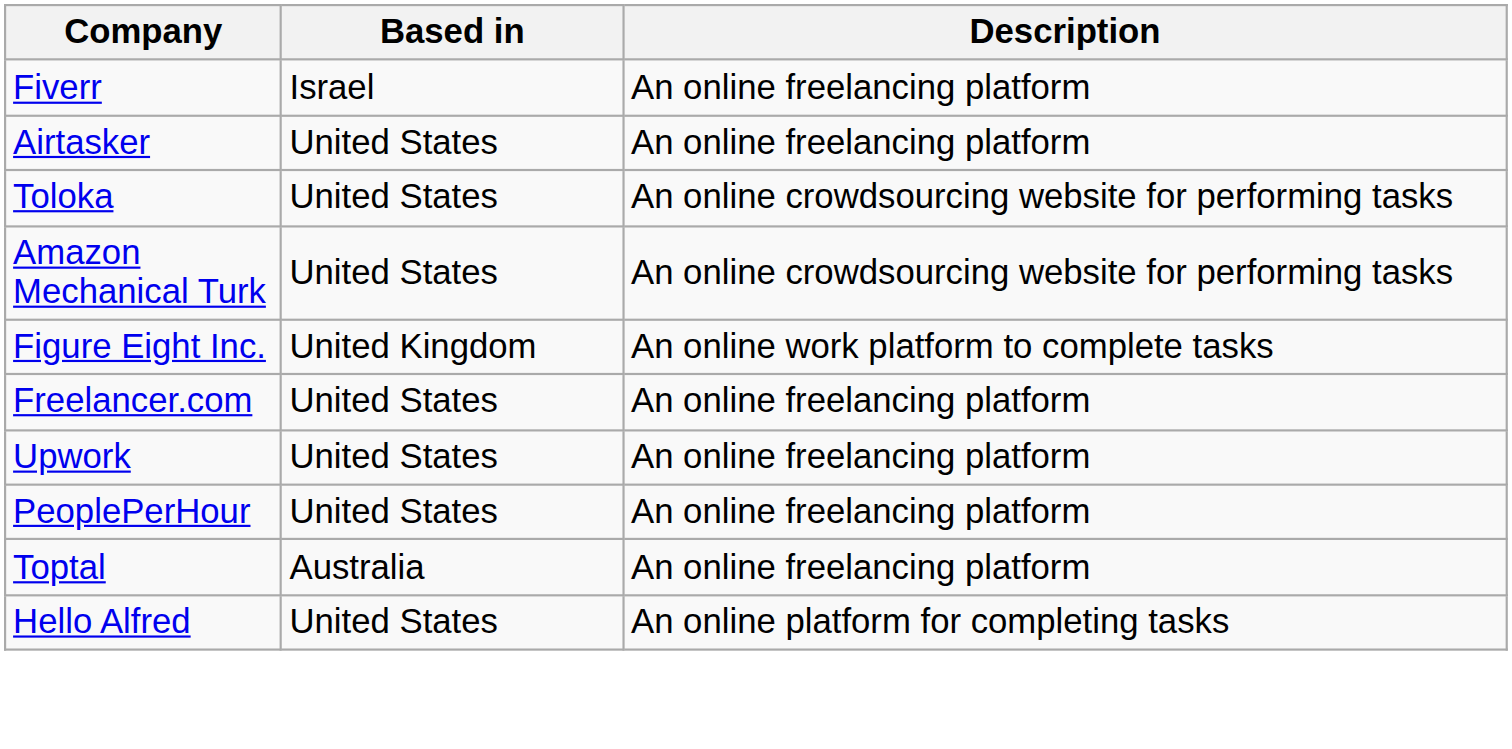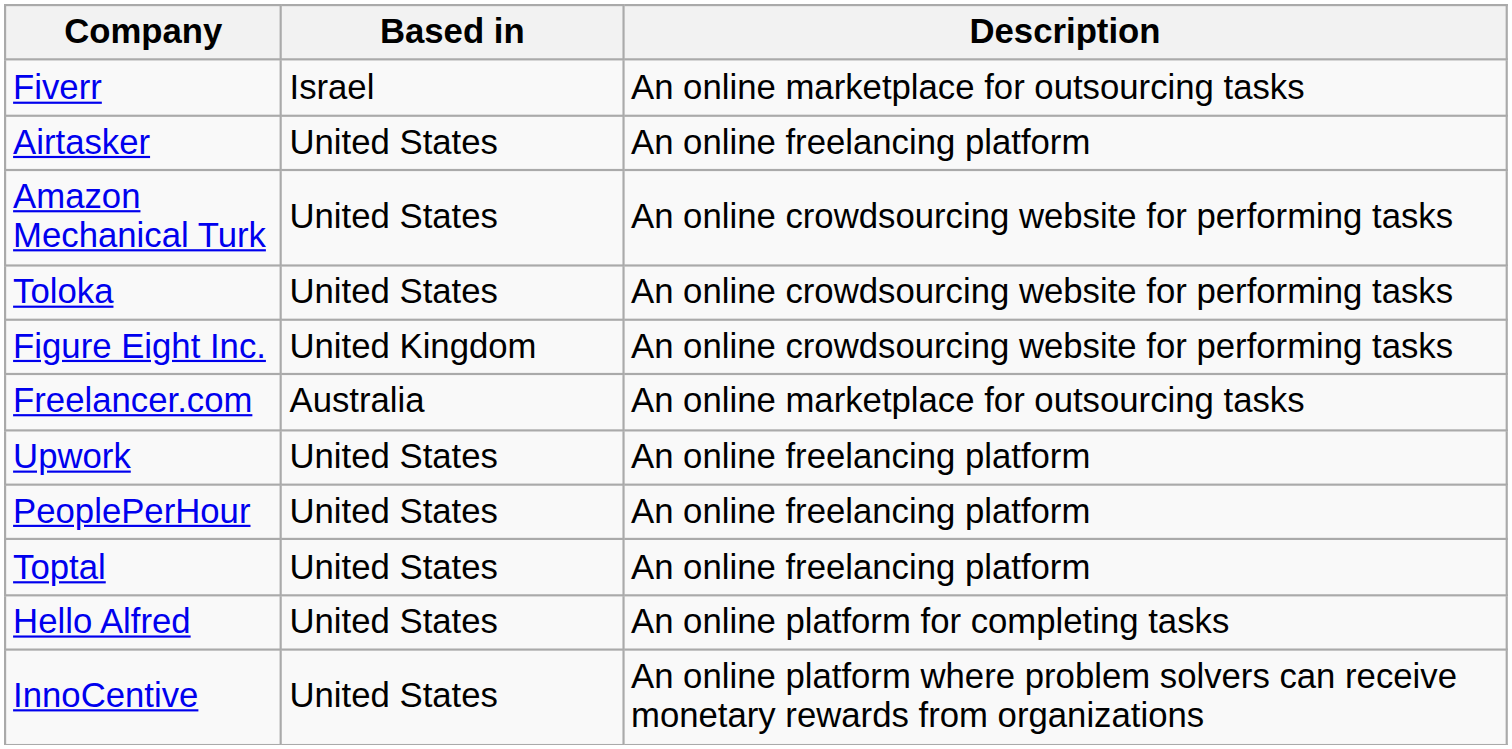(861, 87) An online freelancing platform -> (968, 87) An online marketplace for outsourcing tasks
rows swapped: (139, 271) <-> (63, 197)
(952, 346) An online work platform to complete tasks -> (1042, 346) An online crowdsourcing website for performing tasks
(394, 401) United States -> (357, 401) Australia
(861, 401) An online freelancing platform -> (968, 401) An online marketplace for outsourcing tasks
(357, 566) Australia -> (394, 566) United States
+ row: (106, 696)
